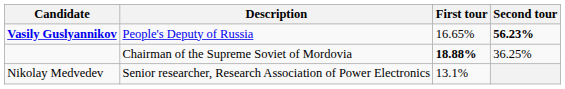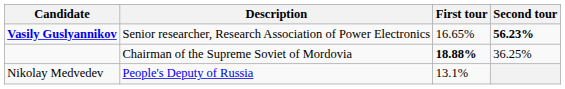(188, 34) People's Deputy of Russia -> (276, 34) Senior researcher, Research Association of Power Electronics
(276, 73) Senior researcher, Research Association of Power Electronics -> (188, 73) People's Deputy of Russia
